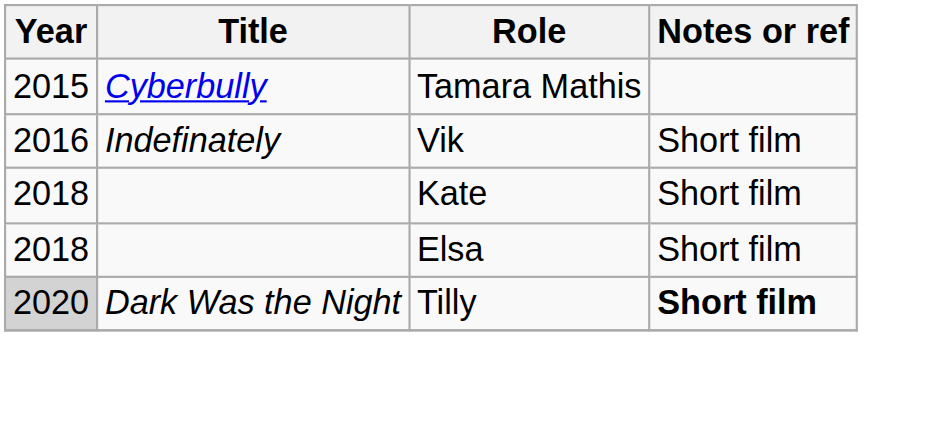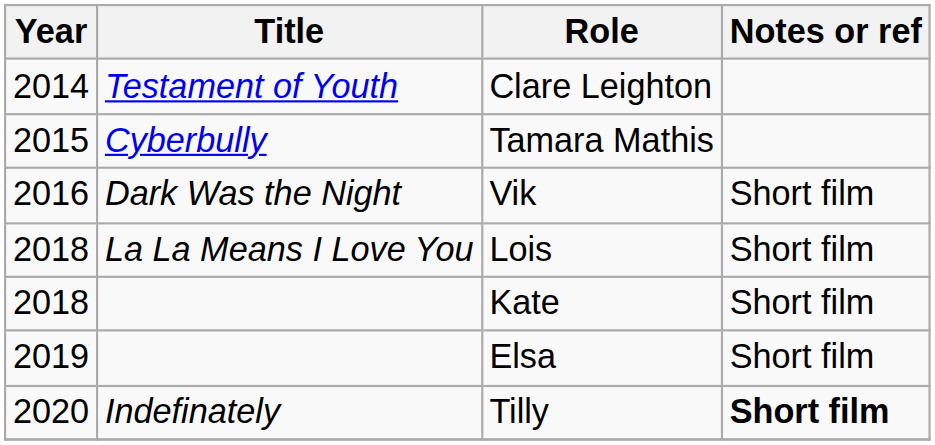+ row: (601, 85)
(192, 140) Indefinately -> (253, 194) Dark Was the Night
+ row: (521, 248)
(51, 248) 2018 -> (51, 357) 2019
(51, 303) lightgrey background -> (51, 411) no background
(253, 303) Dark Was the Night -> (192, 411) Indefinately
